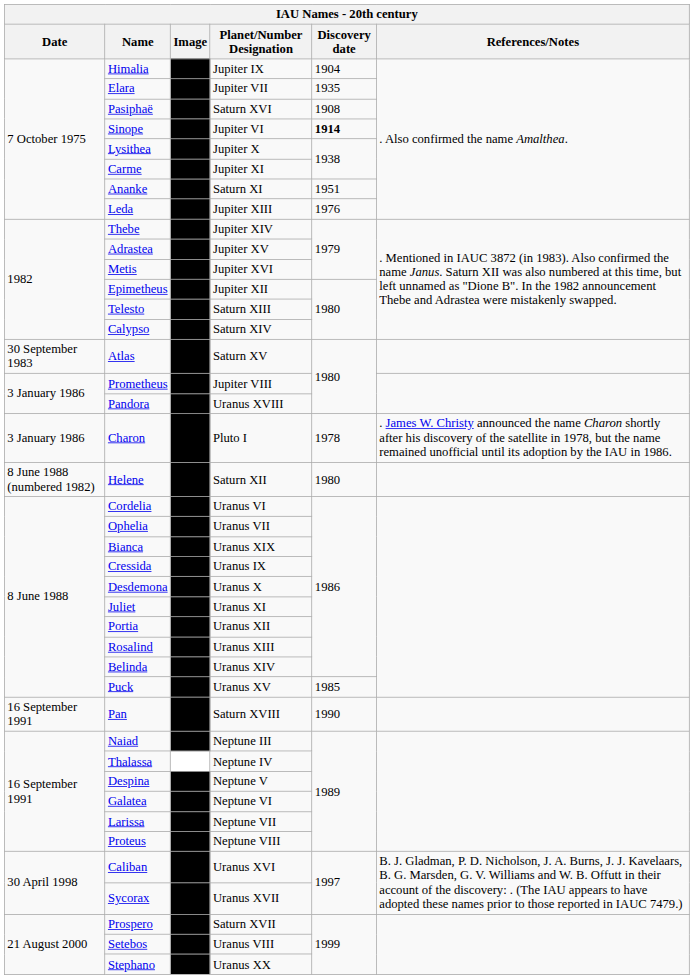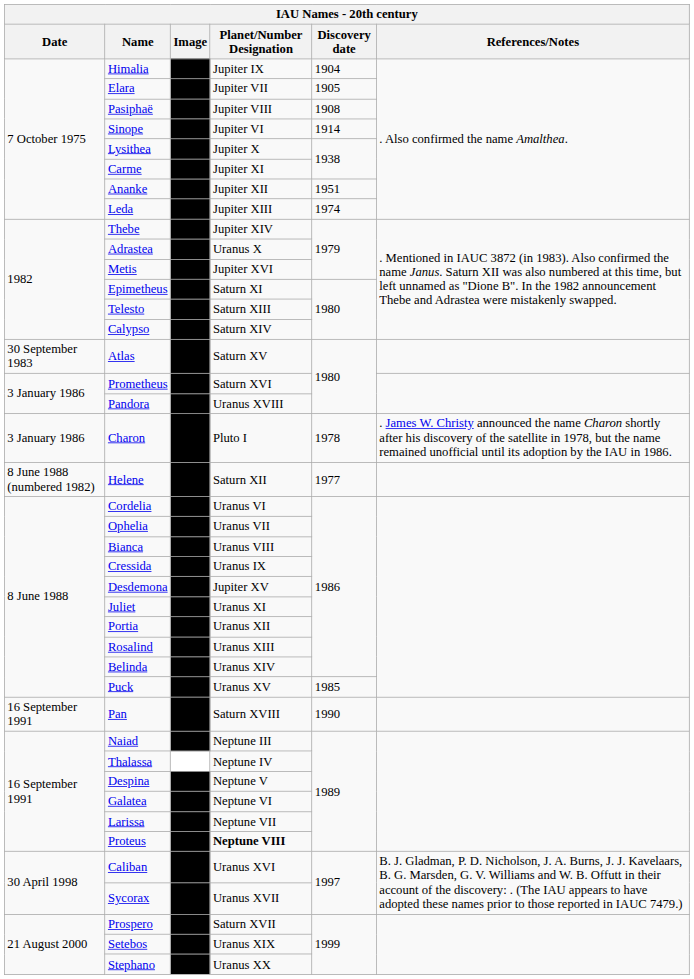(327, 88) 1935 -> (327, 88) 1905
(242, 108) Saturn XVI -> (243, 108) Jupiter VIII
(327, 128) bold -> (327, 128) normal
(238, 189) Saturn XI -> (241, 189) Jupiter XII
(327, 209) 1976 -> (327, 209) 1974
(241, 249) Jupiter XV -> (237, 249) Uranus X
(241, 289) Jupiter XII -> (238, 289) Saturn XI
(243, 383) Jupiter VIII -> (242, 383) Saturn XVI
(327, 479) 1980 -> (327, 479) 1977
(244, 546) Uranus XIX -> (244, 546) Uranus VIII
(237, 586) Uranus X -> (241, 586) Jupiter XV
(247, 841) normal -> (249, 841) bold
(244, 944) Uranus VIII -> (244, 944) Uranus XIX
